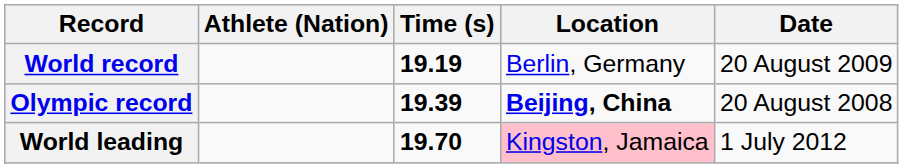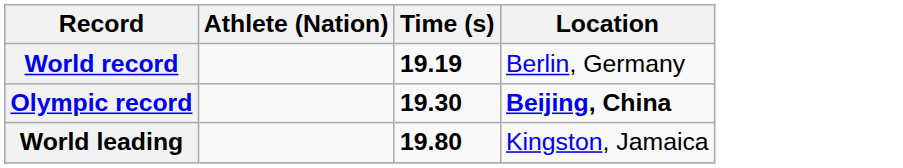- column: (806, 24)
(431, 102) 19.39 -> (431, 102) 19.30
(431, 142) 19.70 -> (431, 142) 19.80
(607, 142) pink background -> (607, 142) no background
